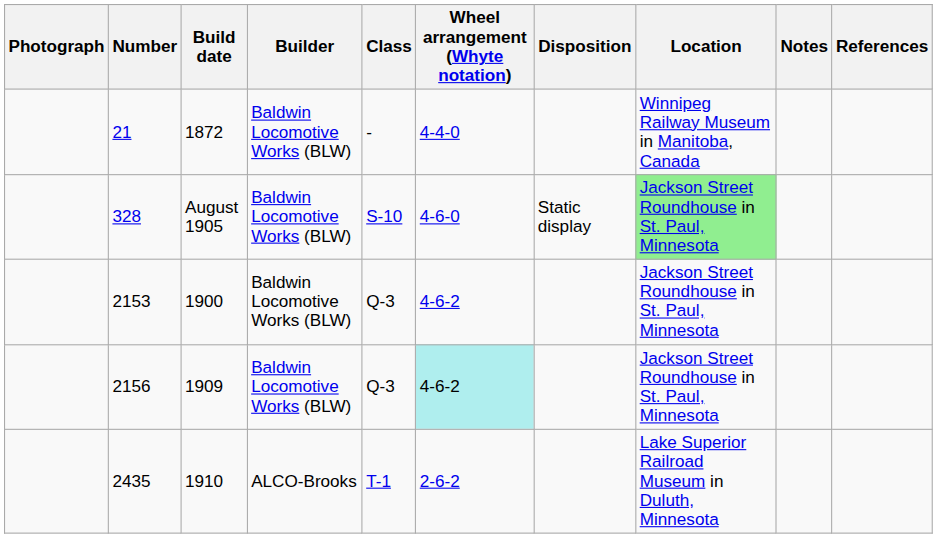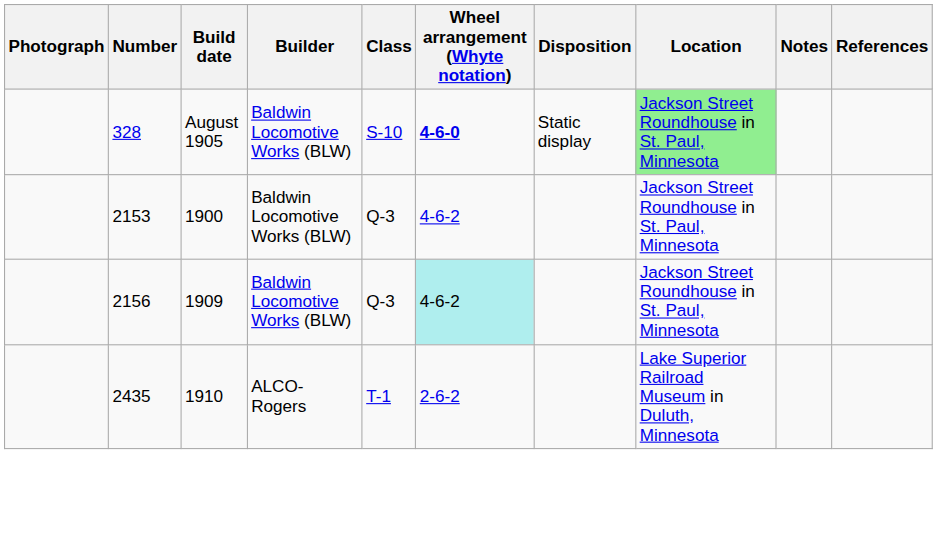- row: (122, 131)
(440, 216) normal -> (440, 131) bold
(304, 481) ALCO-Brooks -> (279, 396) ALCO-Rogers
